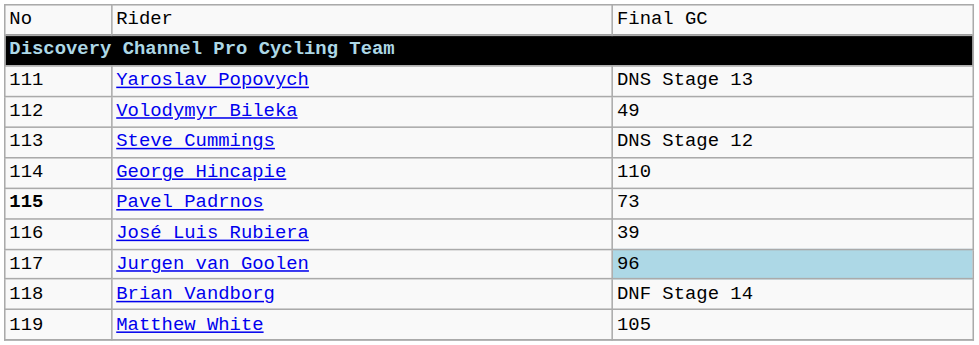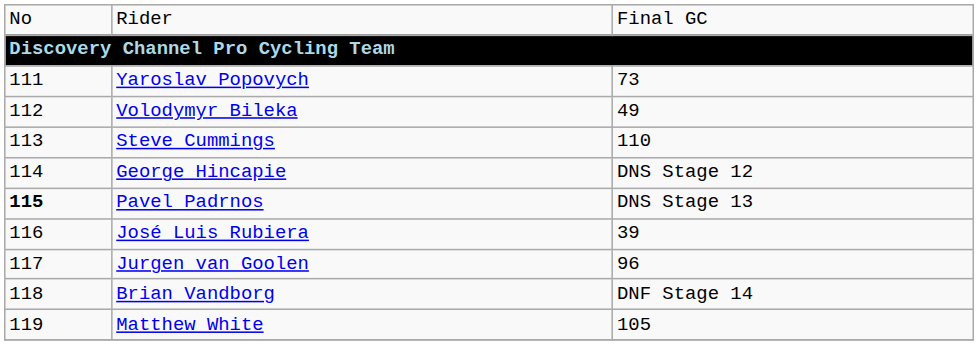(685, 81) DNS Stage 13 -> (628, 81) 73
(685, 142) DNS Stage 12 -> (634, 142) 110
(634, 173) 110 -> (685, 173) DNS Stage 12
(628, 203) 73 -> (685, 203) DNS Stage 13
(628, 264) lightblue background -> (628, 264) no background
